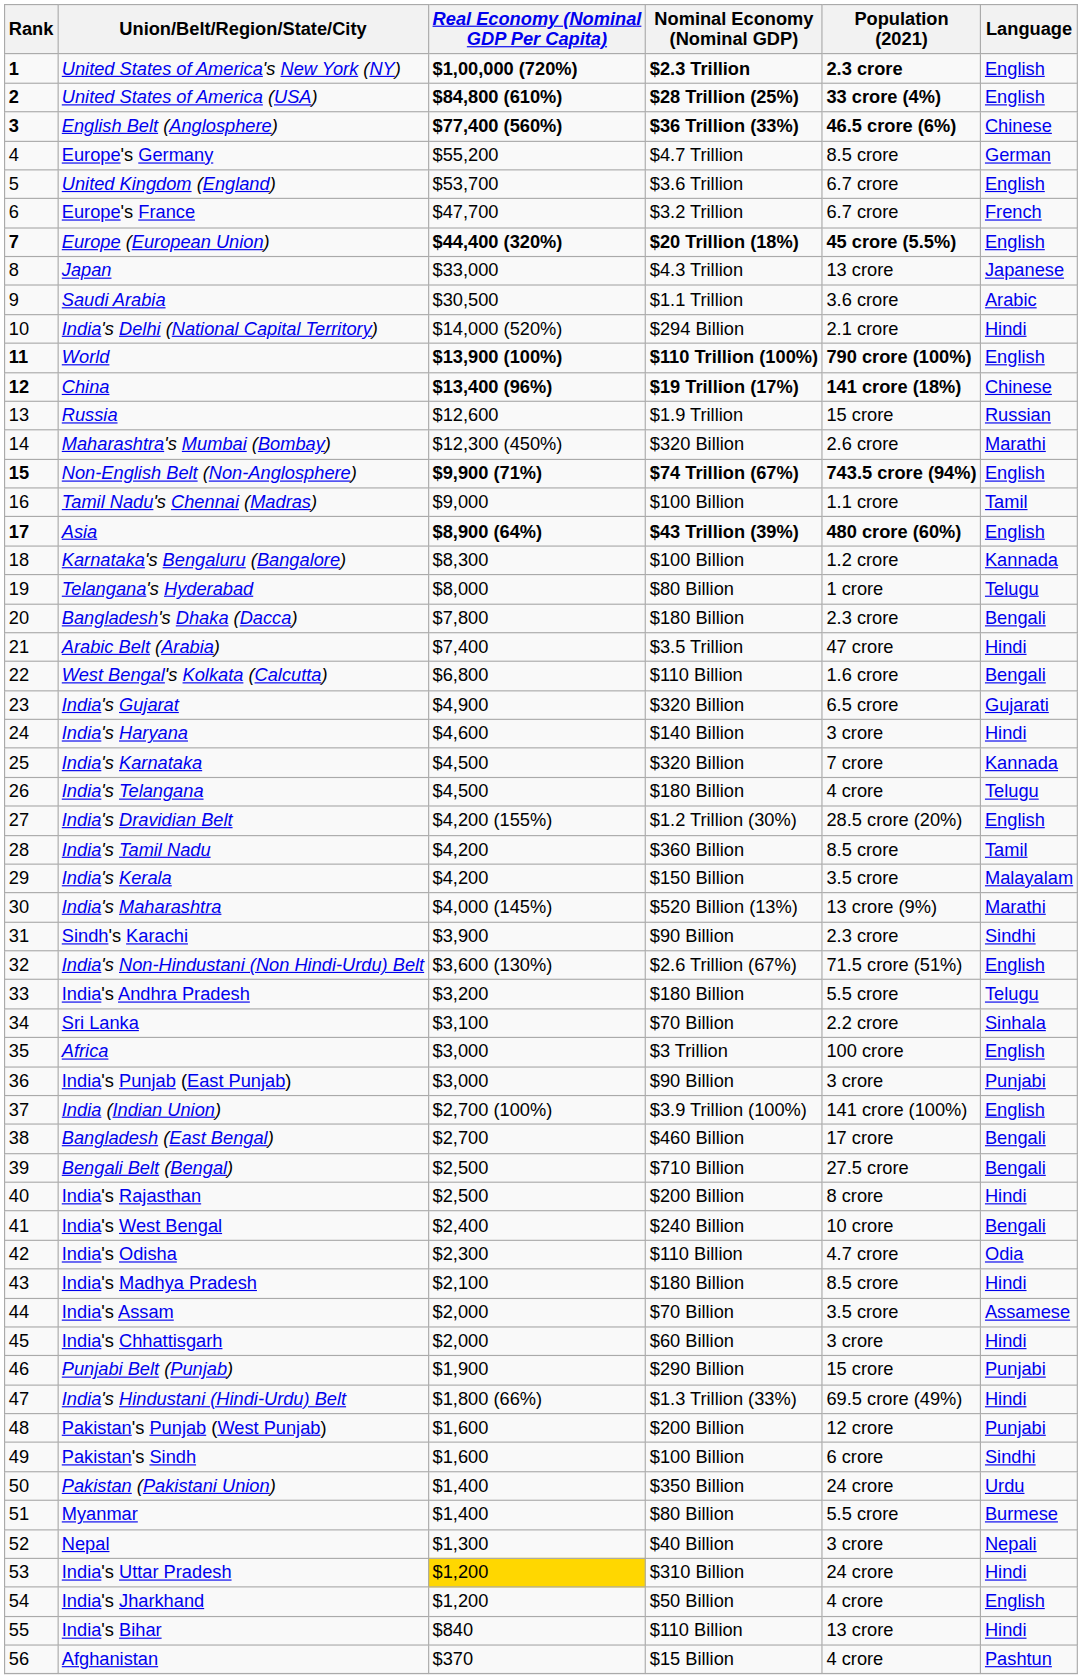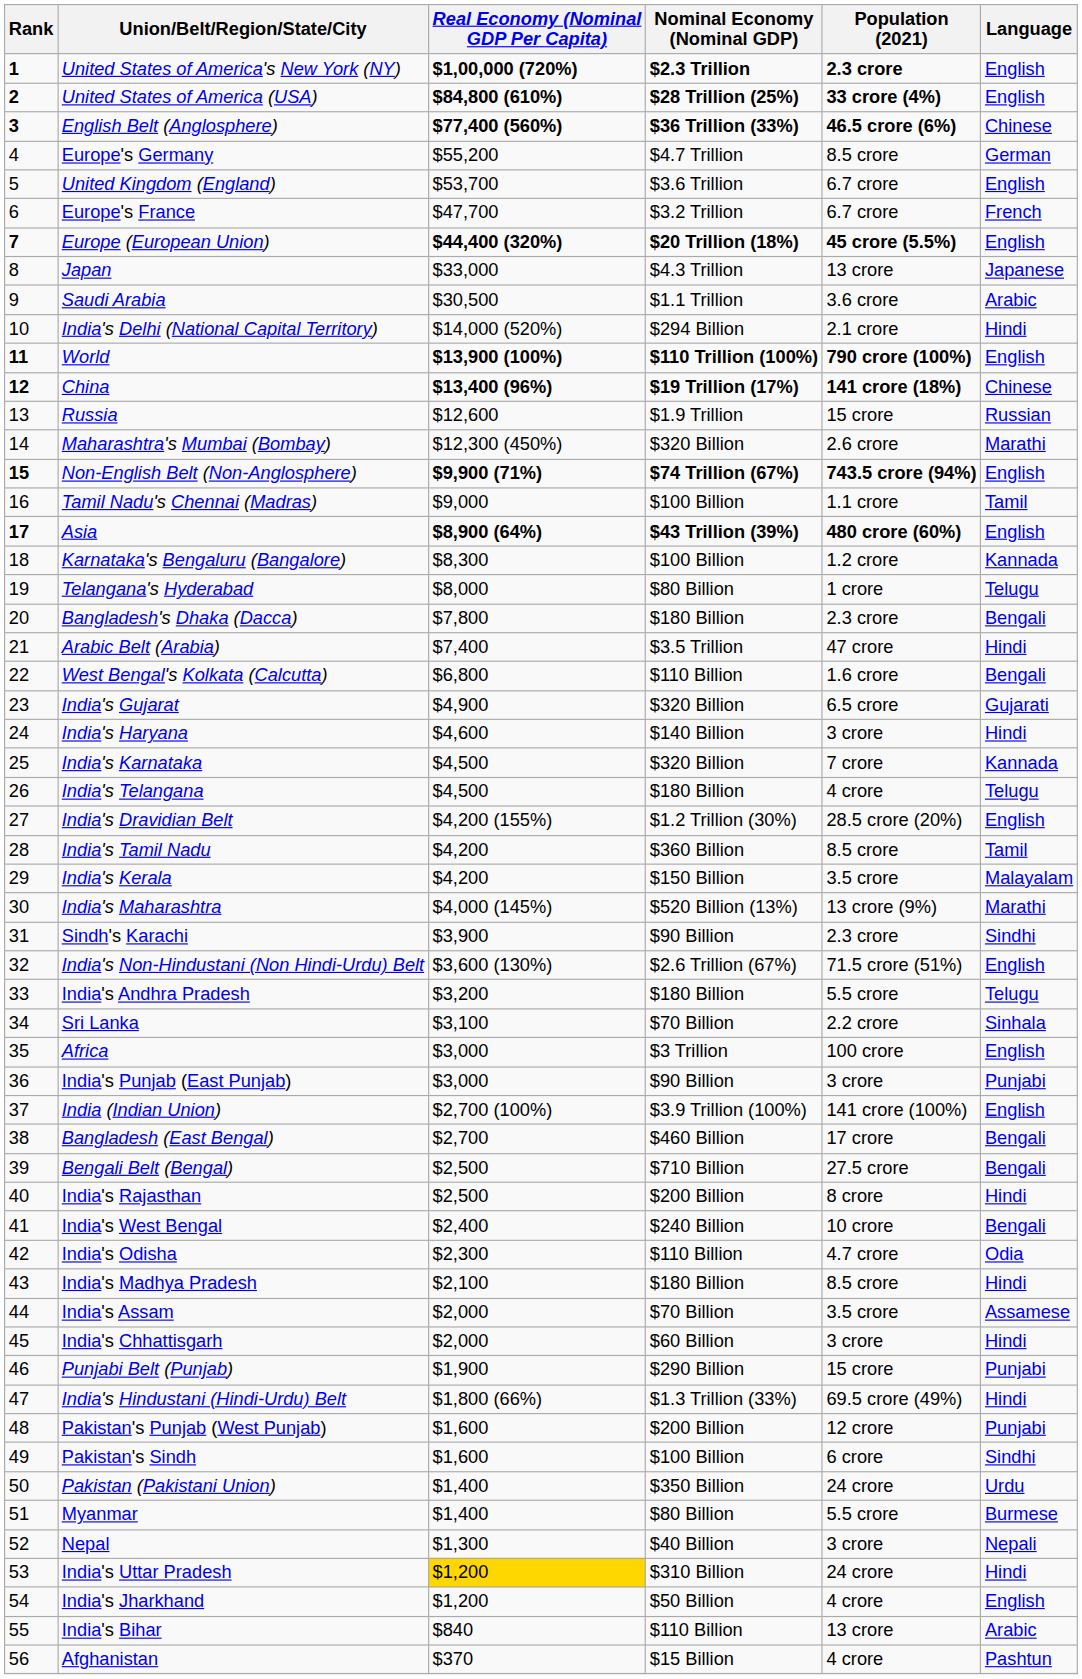(1006, 1630) Hindi -> (1011, 1630) Arabic
